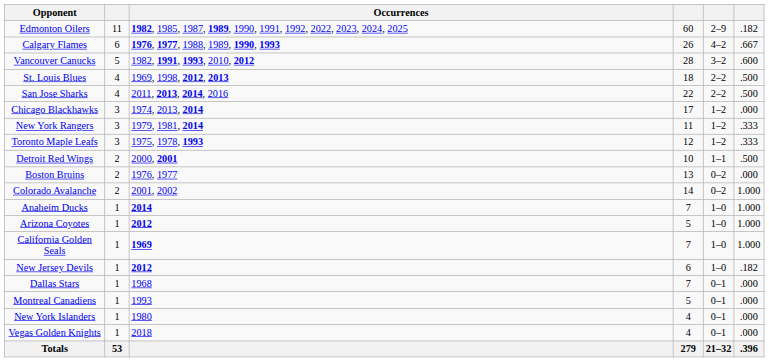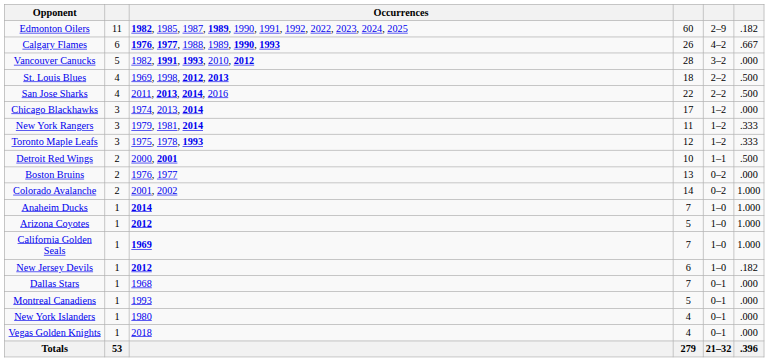(749, 61) .600 -> (749, 61) .000
